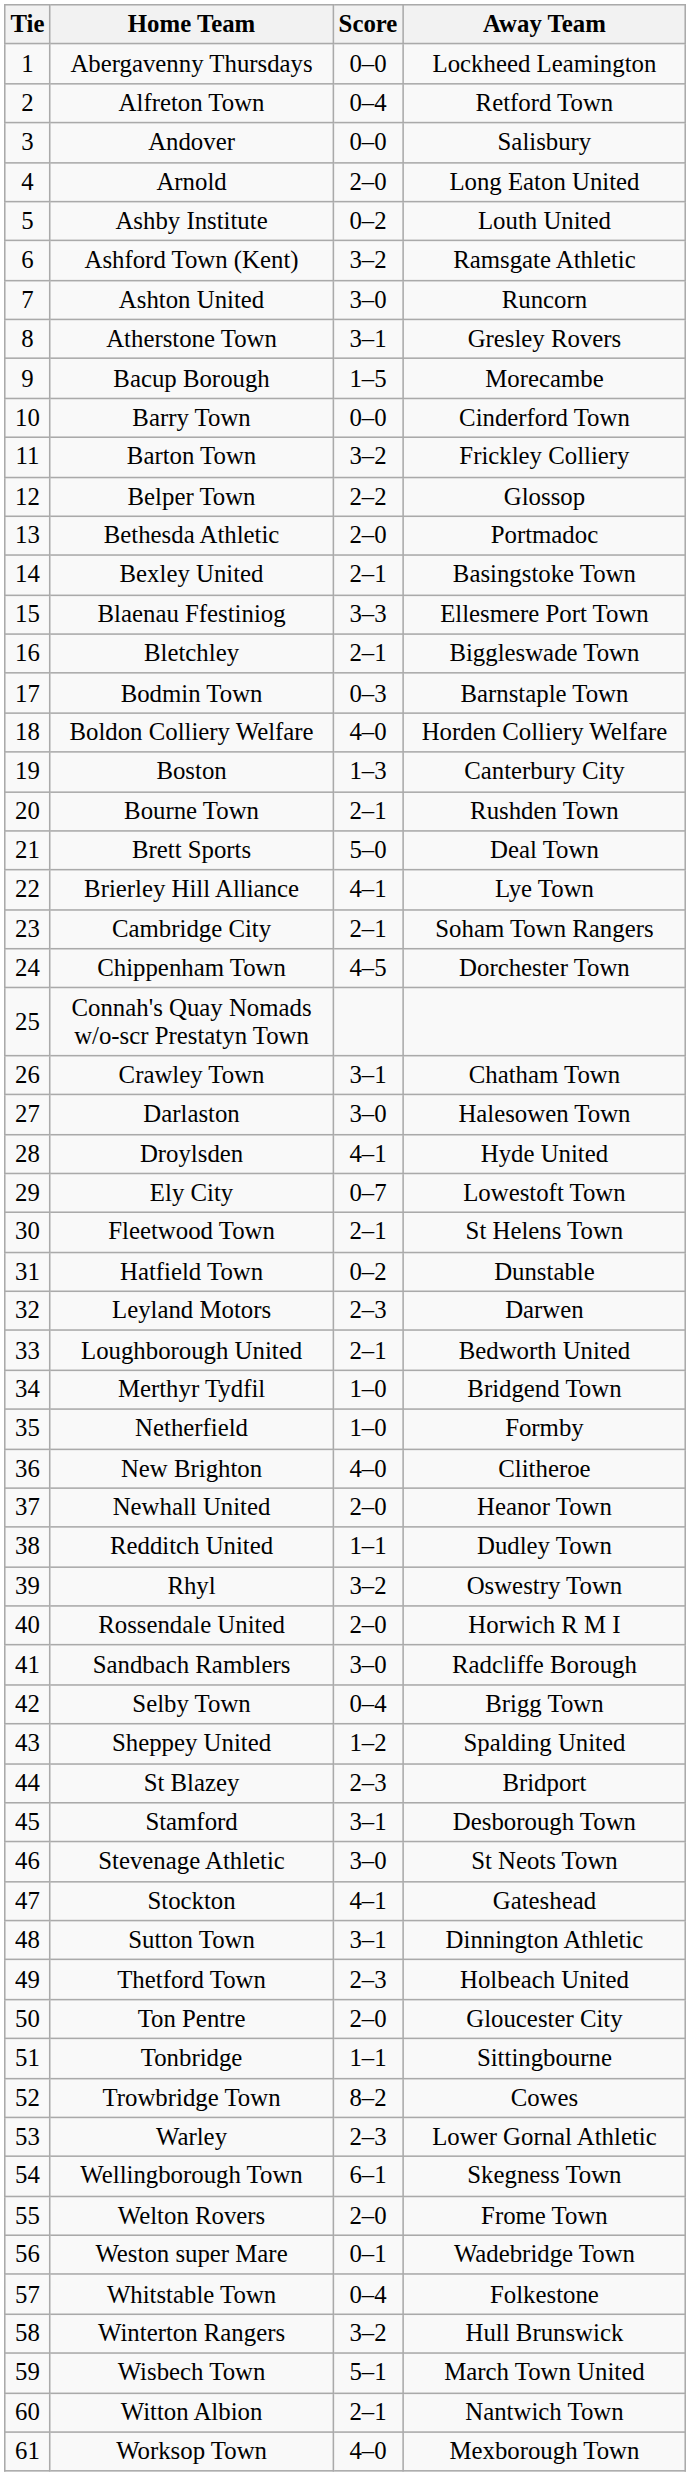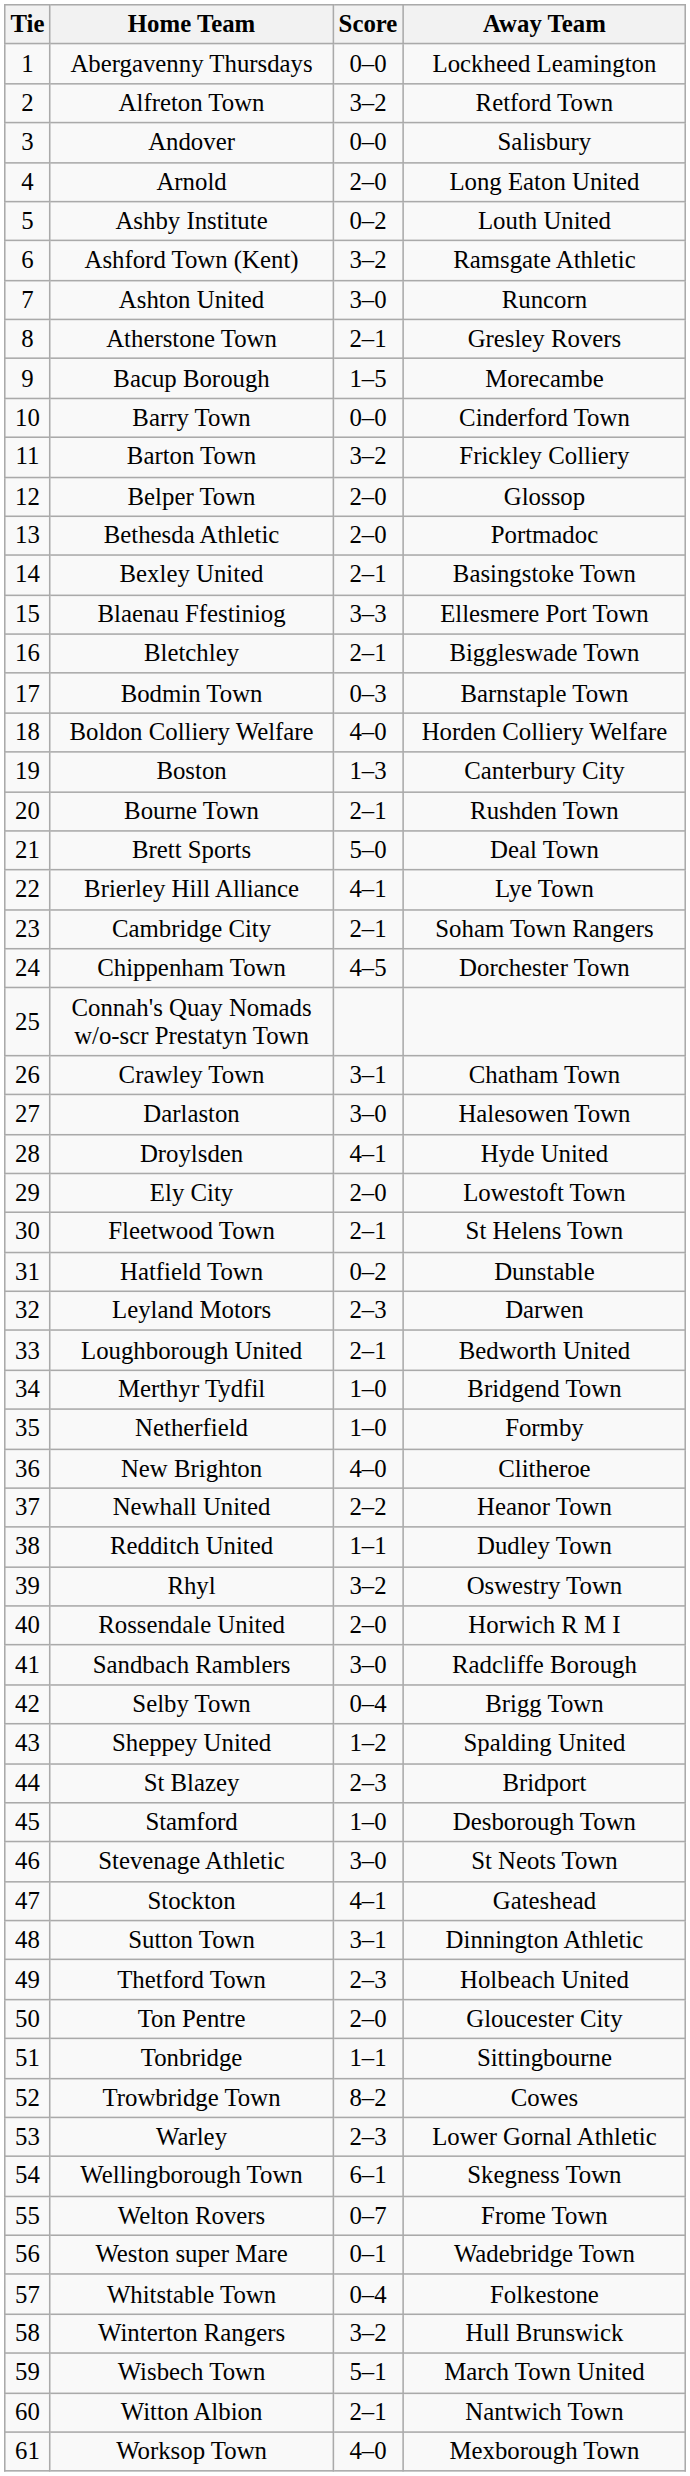(368, 102) 0–4 -> (368, 102) 3–2
(368, 338) 3–1 -> (368, 338) 2–1
(368, 496) 2–2 -> (368, 496) 2–0
(368, 1192) 0–7 -> (368, 1192) 2–0
(368, 1507) 2–0 -> (368, 1507) 2–2
(368, 1821) 3–1 -> (368, 1821) 1–0
(368, 2215) 2–0 -> (368, 2215) 0–7
